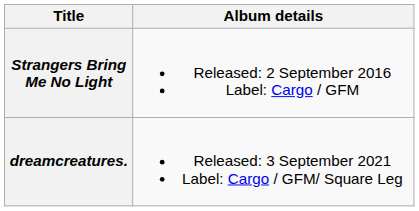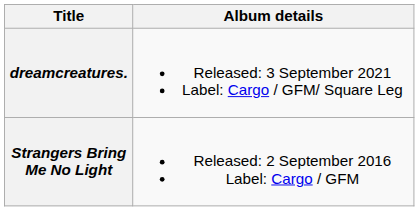rows swapped: (69, 72) <-> (69, 161)
